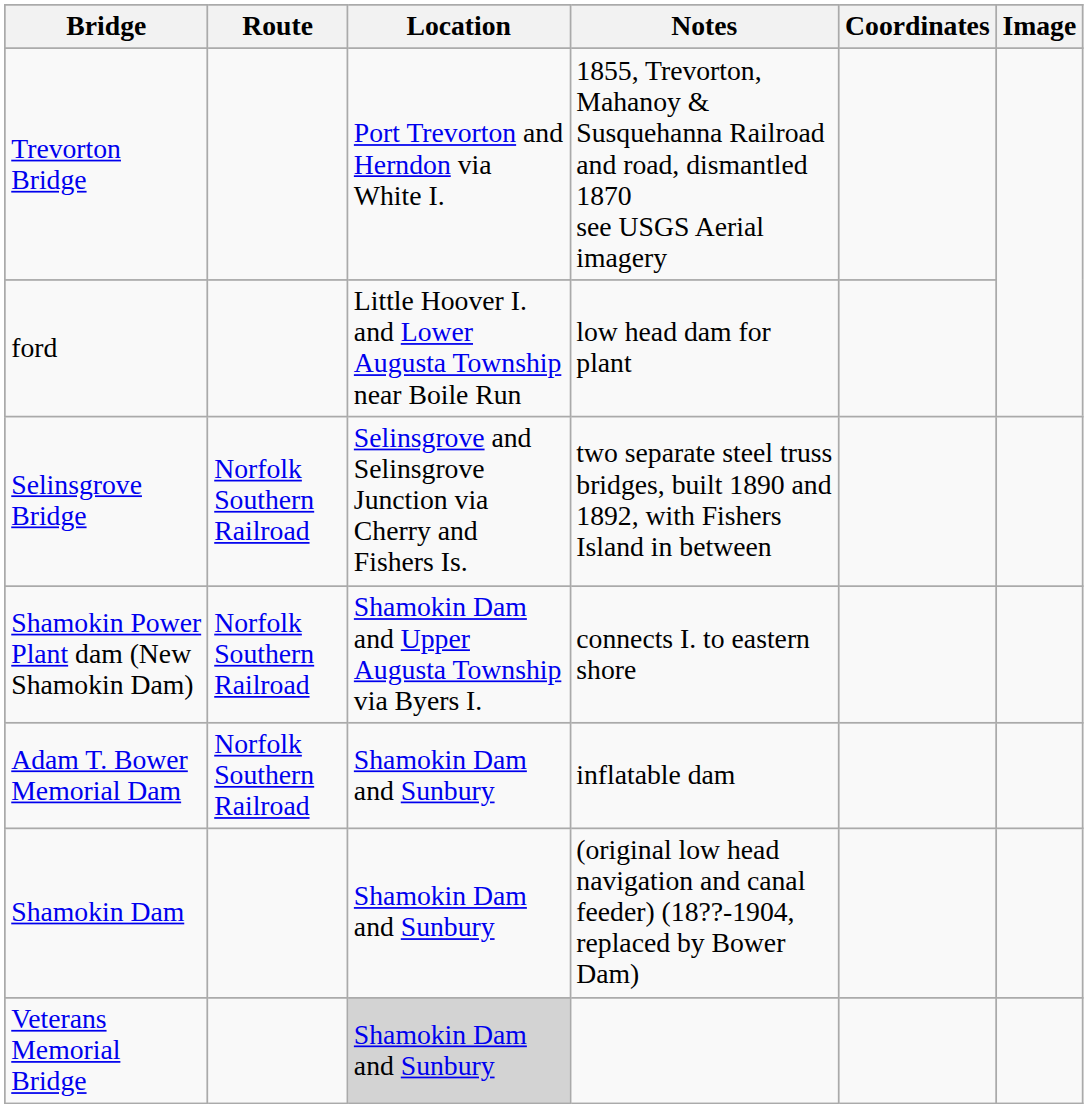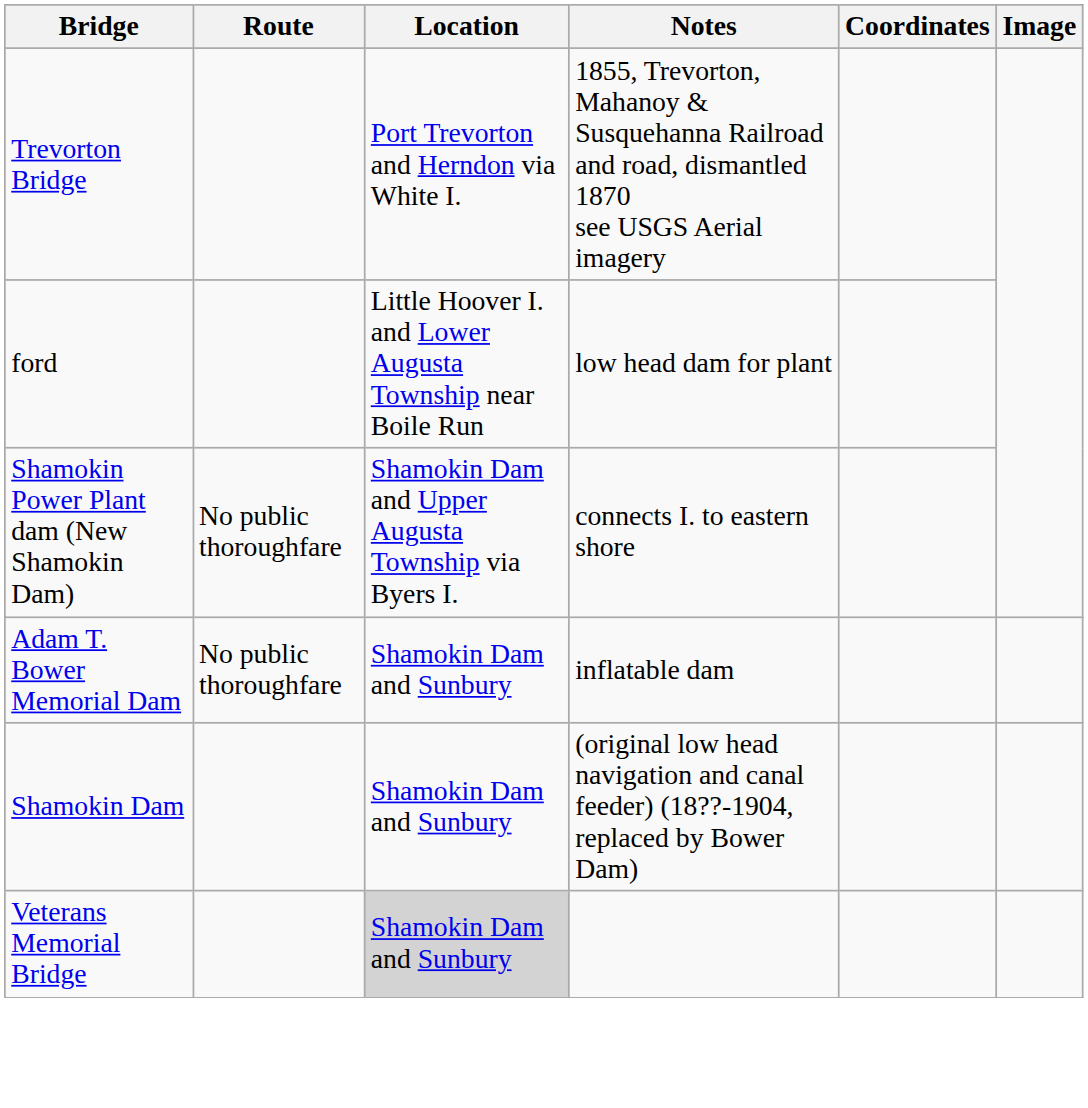- row: (77, 500)
(264, 653) Norfolk Southern Railroad -> (270, 531) No public thoroughfare
(264, 775) Norfolk Southern Railroad -> (270, 669) No public thoroughfare
